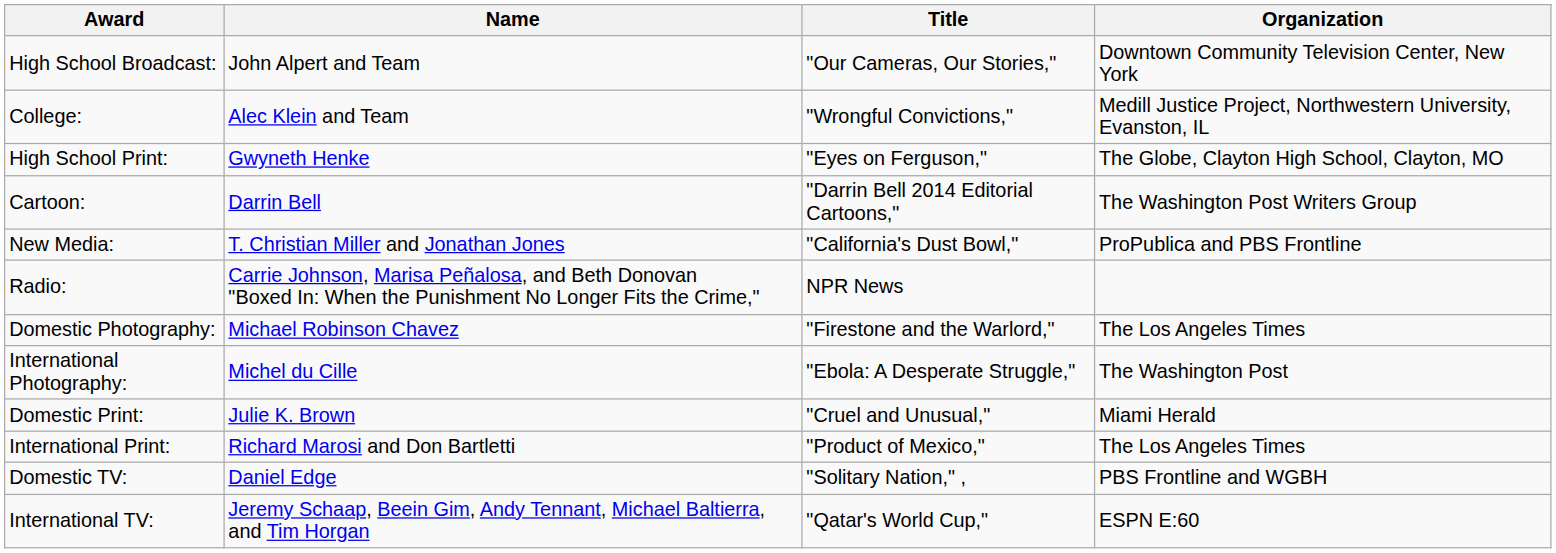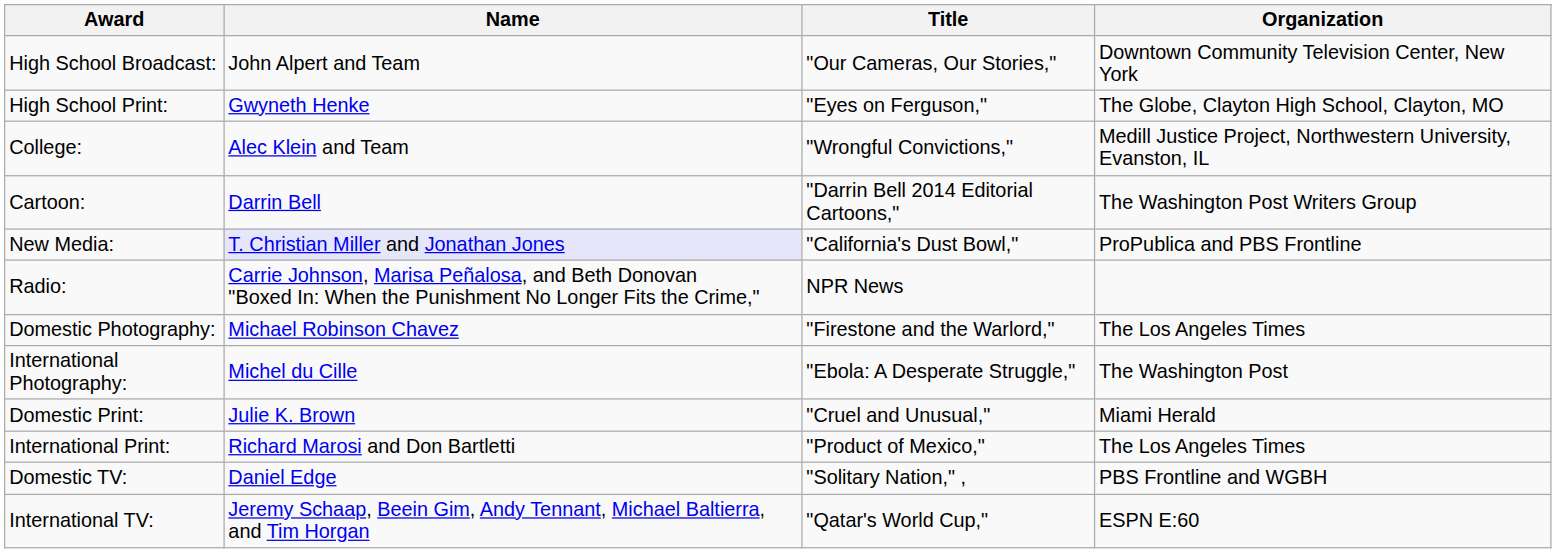rows swapped: (89, 159) <-> (46, 116)
(397, 244) no background -> (397, 244) lavender background
